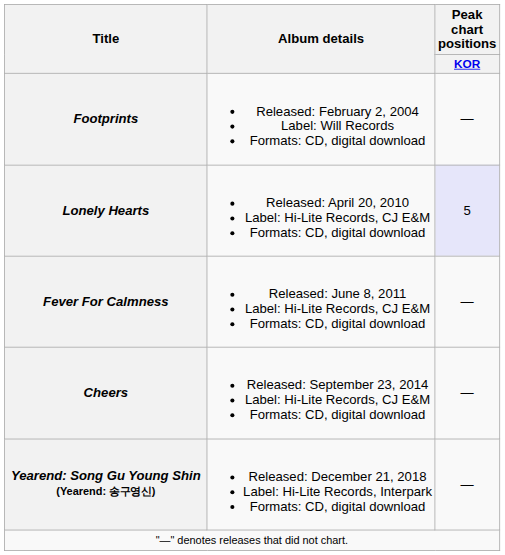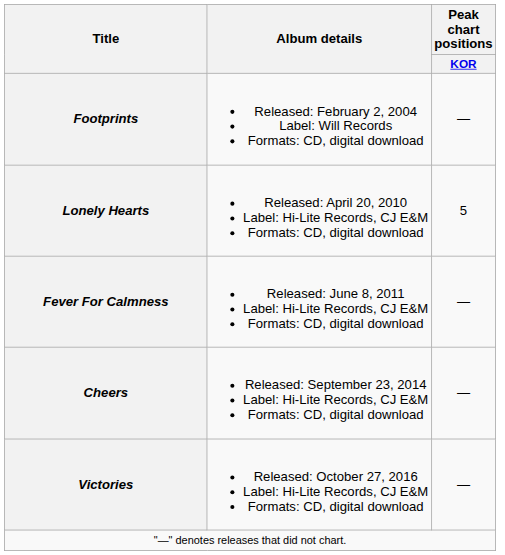(467, 210) lavender background -> (463, 210) no background
+ row: (106, 484)
- row: (106, 484)
